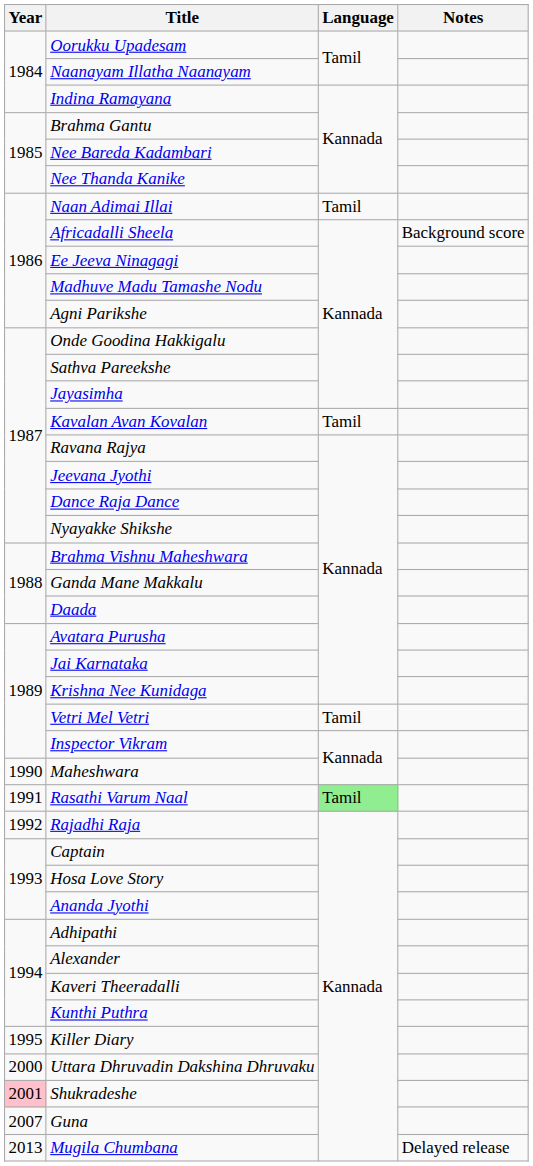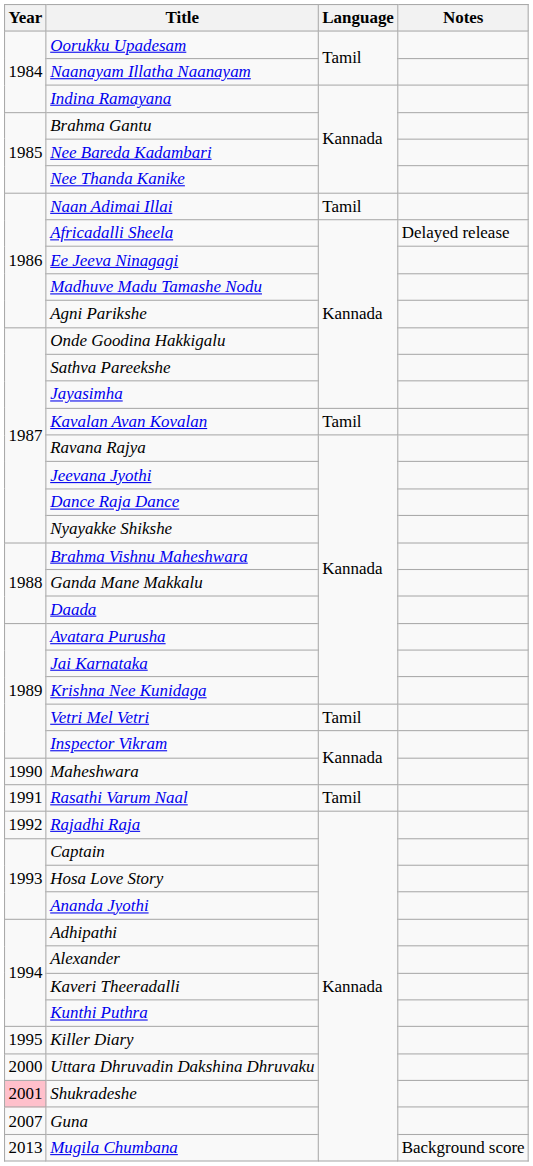(463, 233) Background score -> (456, 233) Delayed release
(342, 797) lightgreen background -> (342, 797) no background
(456, 1147) Delayed release -> (463, 1147) Background score
